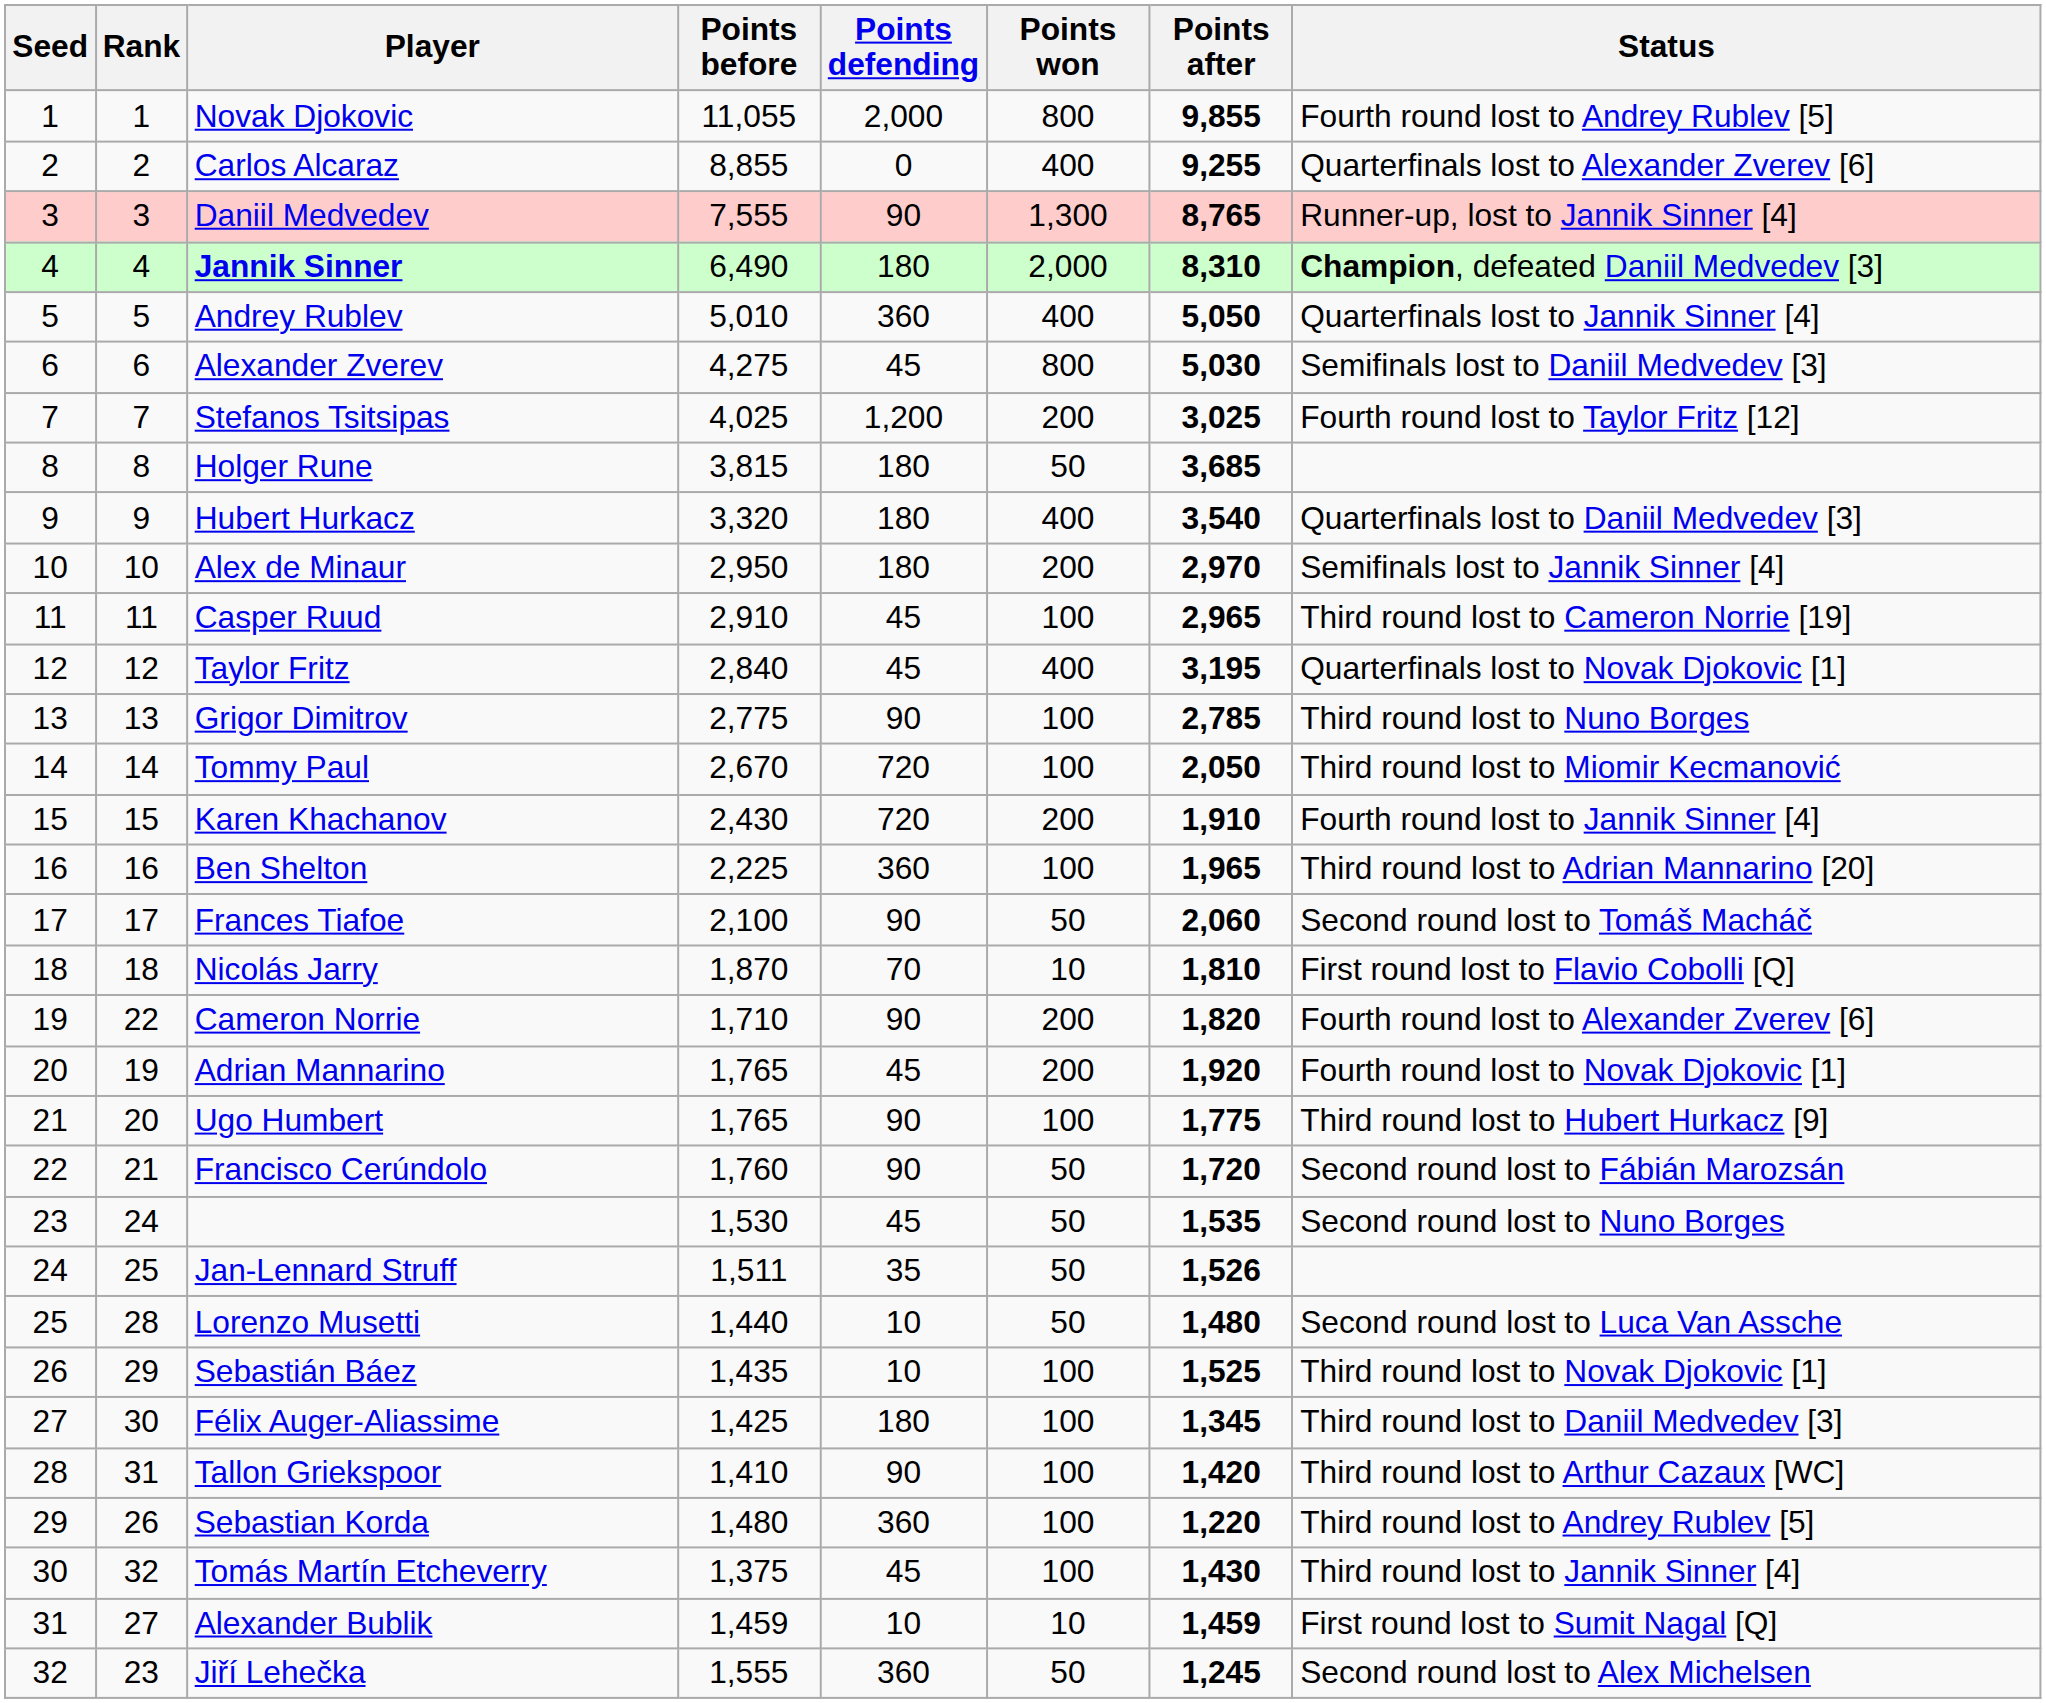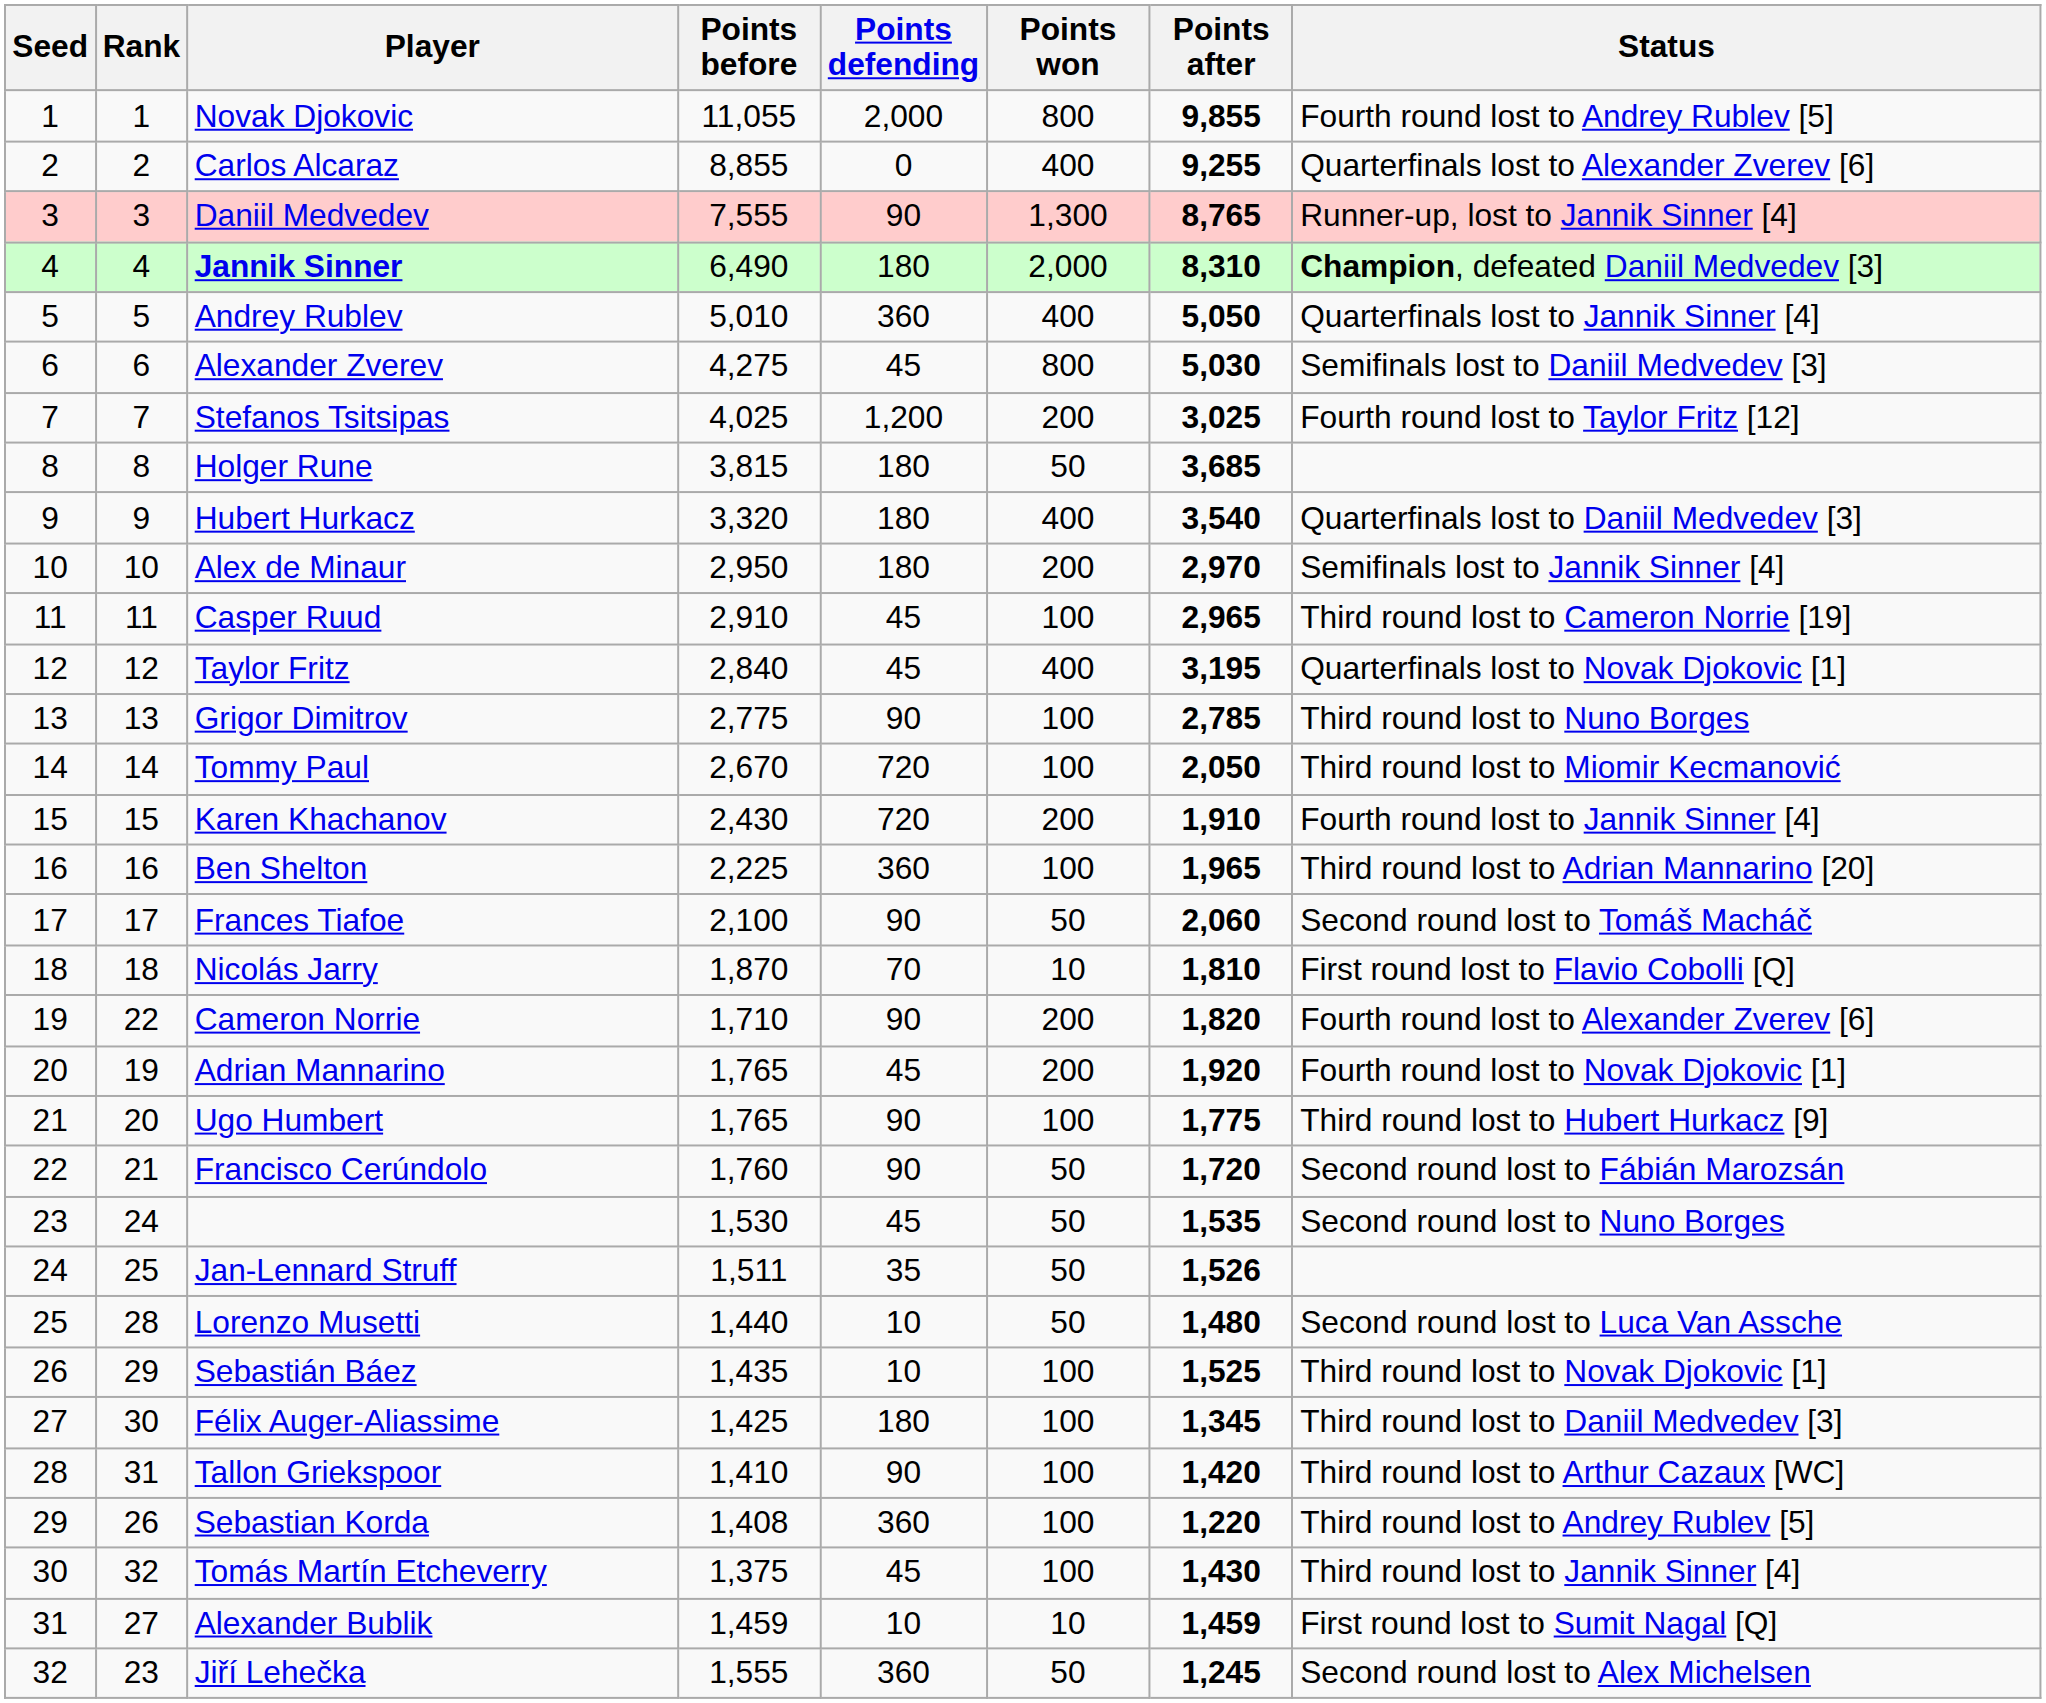(749, 1522) 1,480 -> (749, 1522) 1,408
